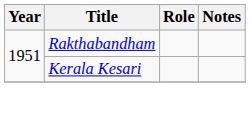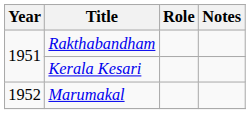+ row: (87, 95)
